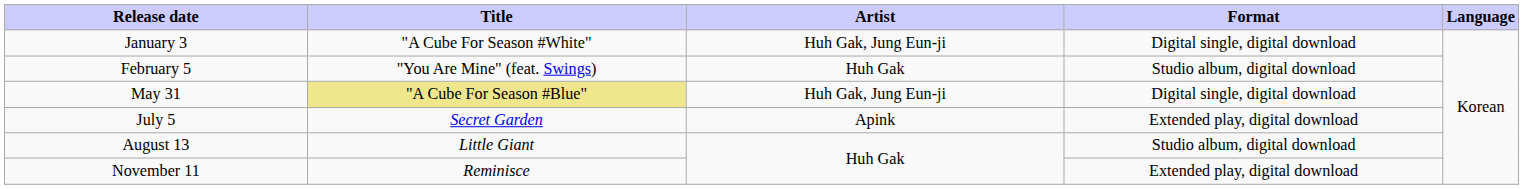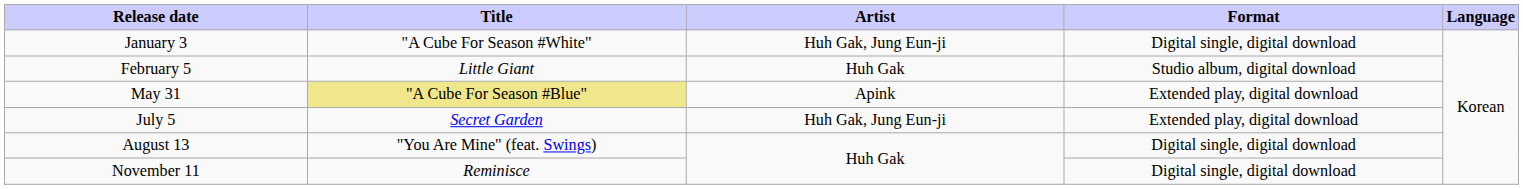(497, 68) "You Are Mine" (feat. Swings) -> (497, 68) Little Giant
(875, 94) Huh Gak, Jung Eun-ji -> (875, 94) Apink
(1254, 94) Digital single, digital download -> (1254, 94) Extended play, digital download
(875, 119) Apink -> (875, 119) Huh Gak, Jung Eun-ji
(497, 145) Little Giant -> (497, 145) "You Are Mine" (feat. Swings)
(1254, 145) Studio album, digital download -> (1254, 145) Digital single, digital download
(1254, 171) Extended play, digital download -> (1254, 171) Digital single, digital download
